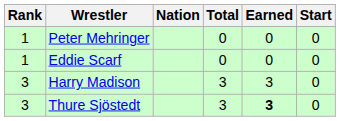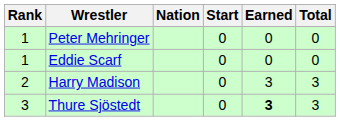columns swapped: (316, 15) <-> (223, 15)
(25, 82) 3 -> (25, 82) 2
